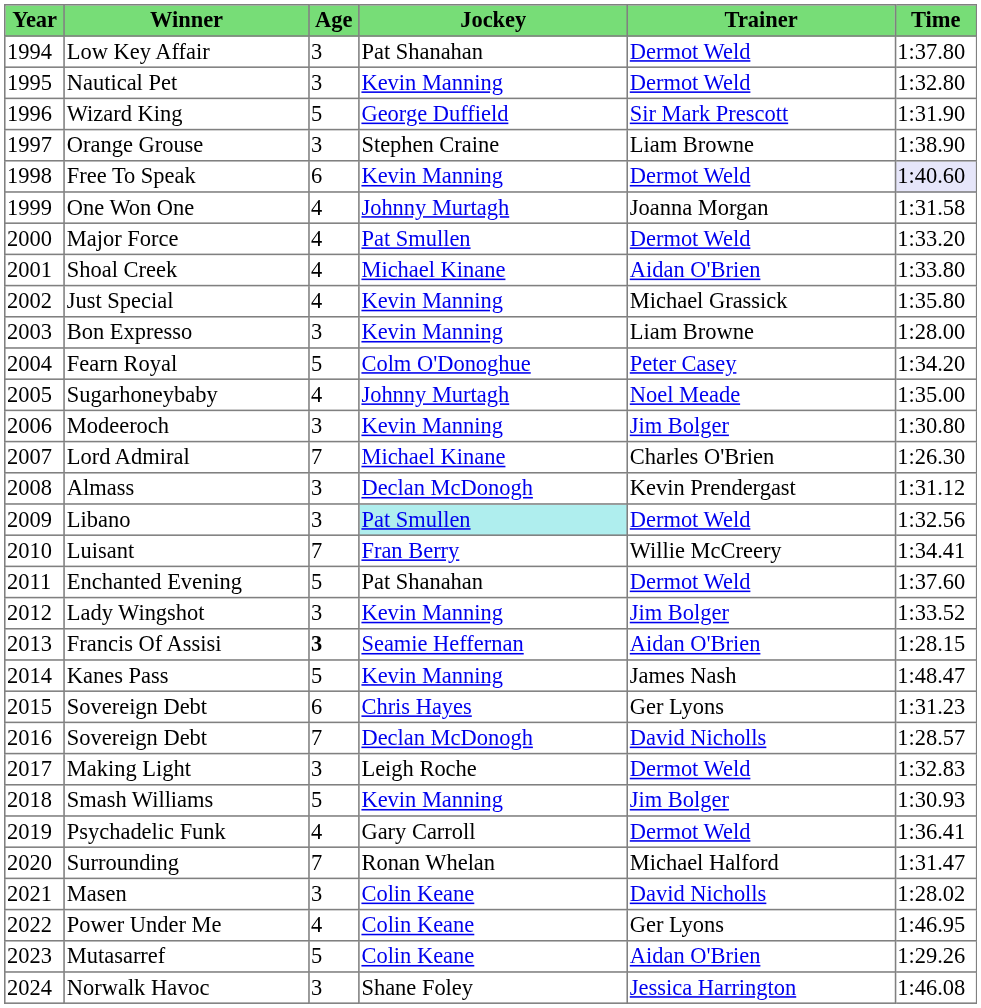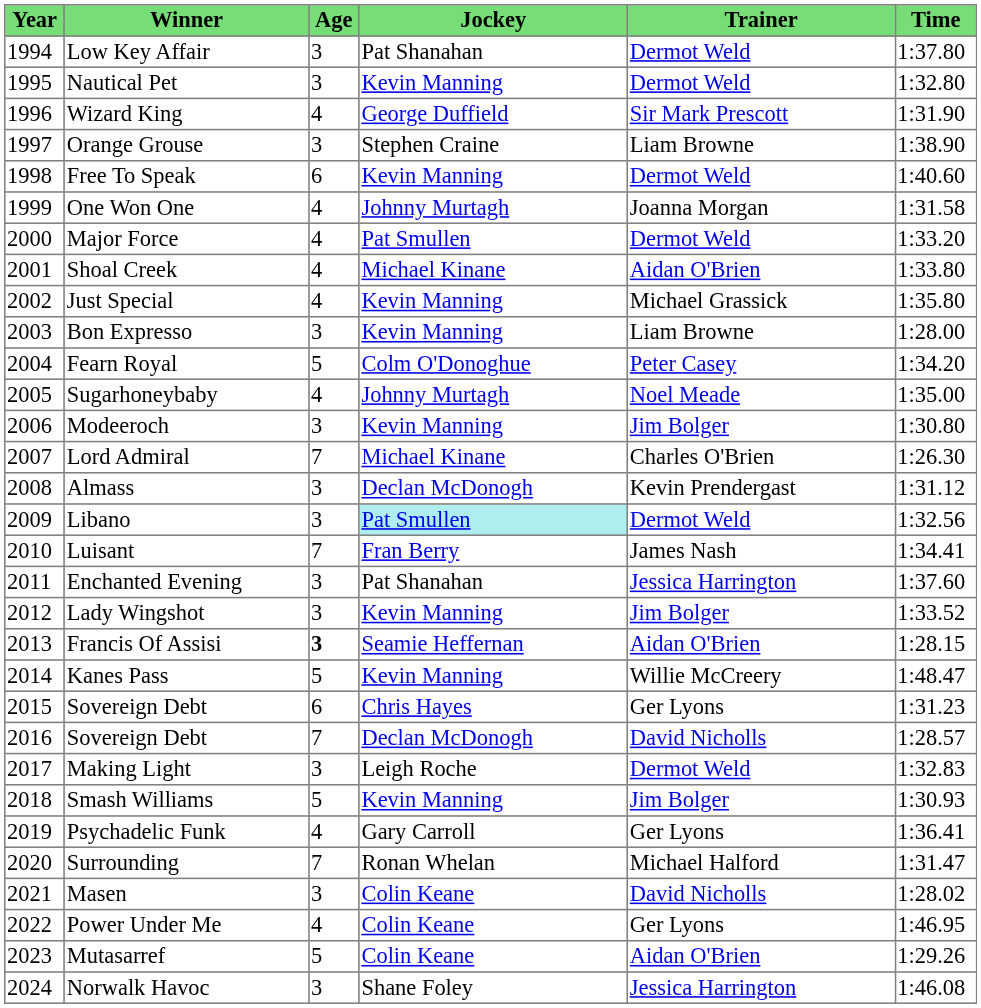(317, 113) 5 -> (317, 113) 4
(931, 176) lavender background -> (931, 176) no background
(706, 550) Willie McCreery -> (683, 550) James Nash
(317, 581) 5 -> (317, 581) 3
(690, 581) Dermot Weld -> (713, 581) Jessica Harrington
(683, 675) James Nash -> (706, 675) Willie McCreery
(690, 831) Dermot Weld -> (677, 831) Ger Lyons
